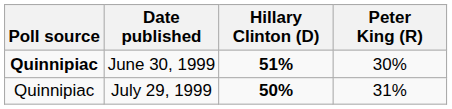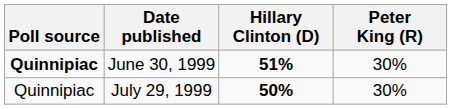(390, 90) 31% -> (390, 90) 30%
